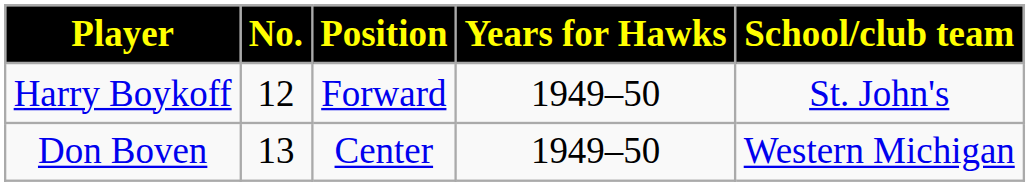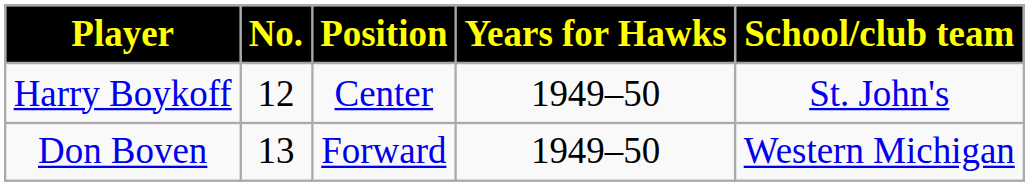(384, 92) Forward -> (384, 92) Center
(384, 151) Center -> (384, 151) Forward
